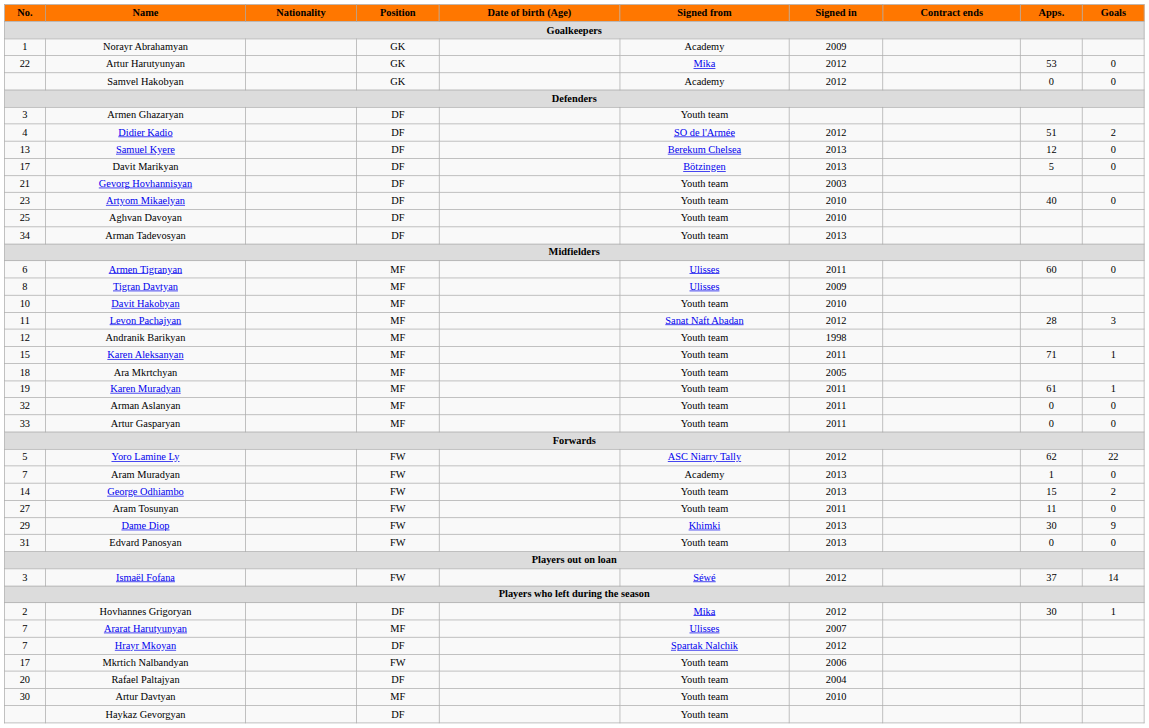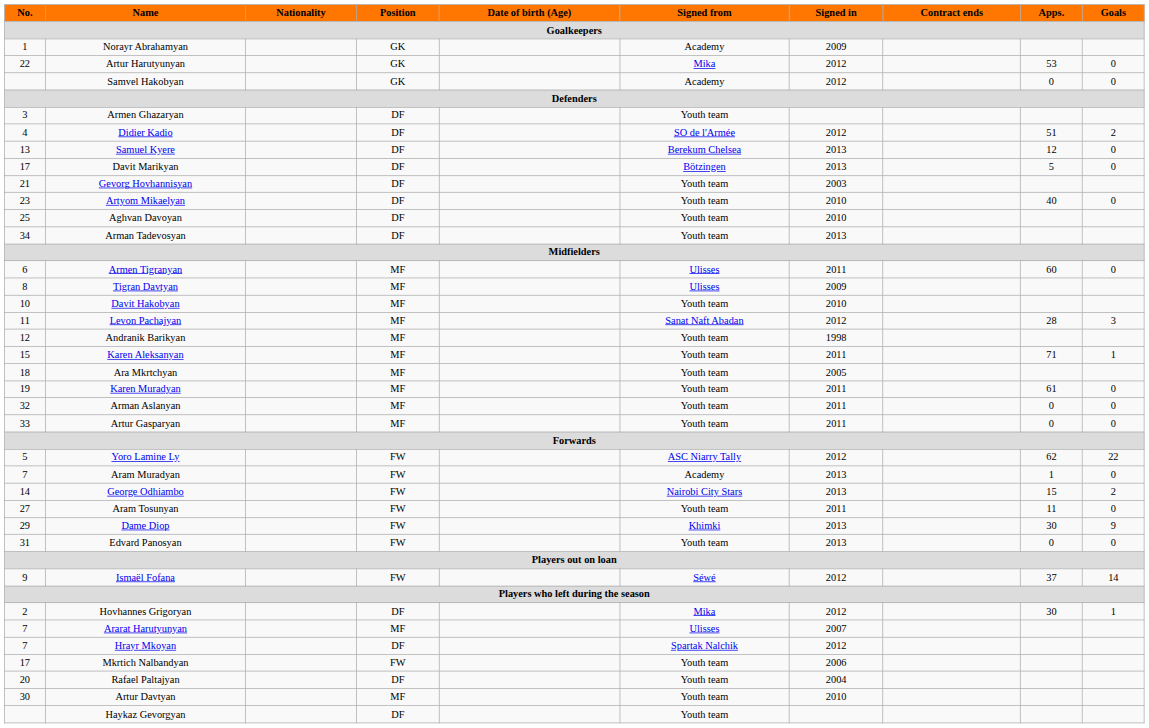(1113, 389) 1 -> (1113, 389) 0
(704, 492) Youth team -> (704, 492) Nairobi City Stars
(25, 577) 3 -> (25, 577) 9
